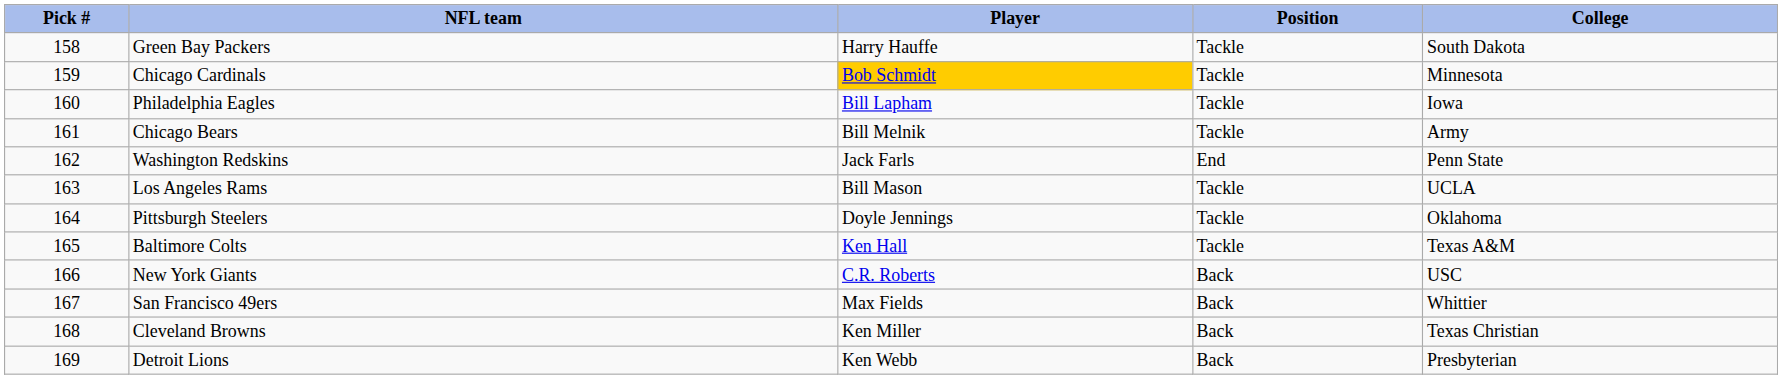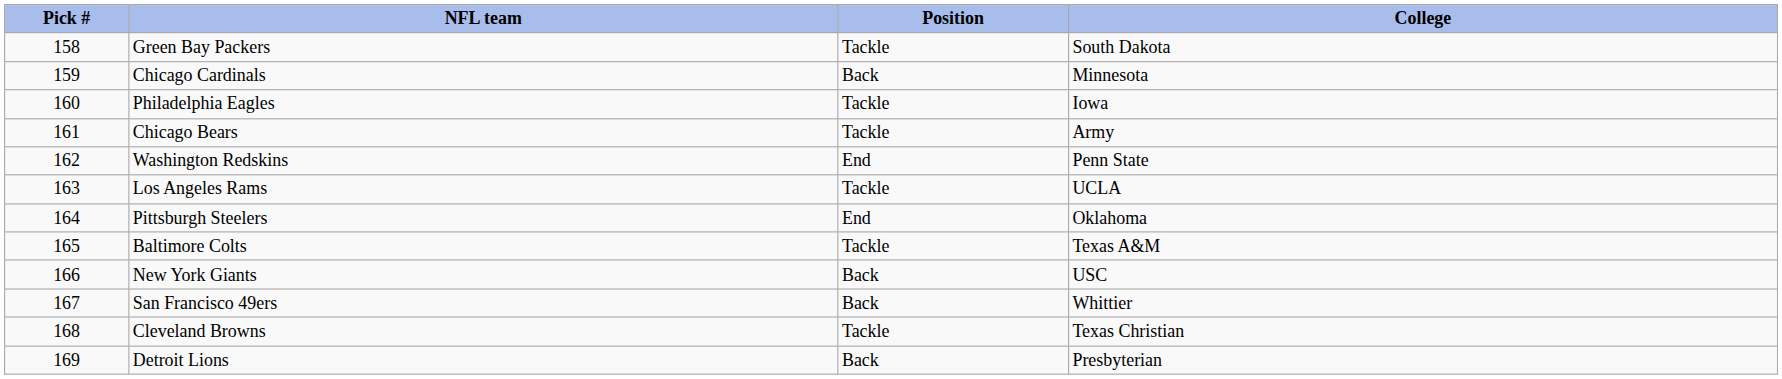- column: (1015, 18)
(1220, 75) Tackle -> (860, 75) Back
(1220, 217) Tackle -> (856, 217) End
(1215, 331) Back -> (866, 331) Tackle
